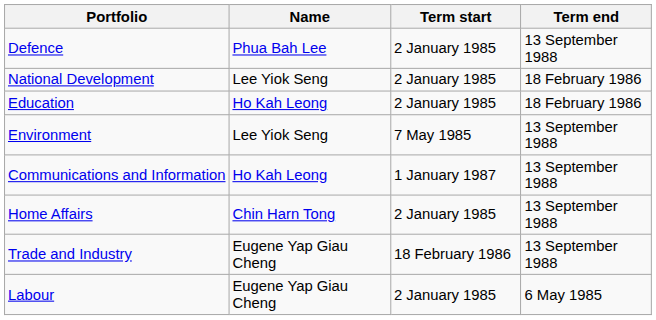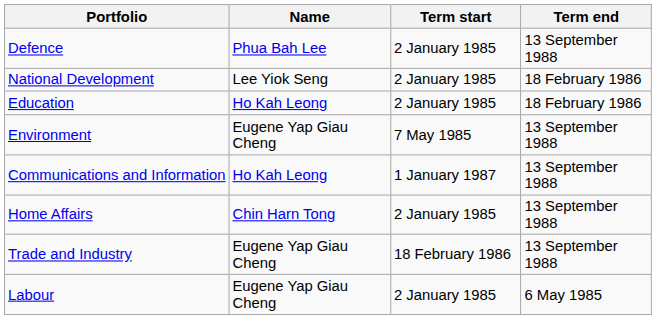(280, 135) Lee Yiok Seng -> (290, 135) Eugene Yap Giau Cheng
